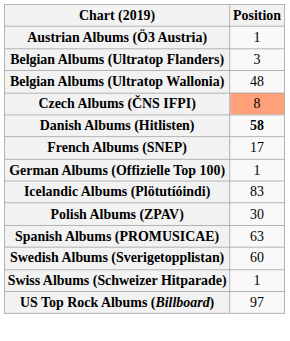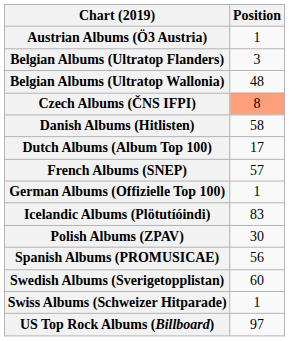(257, 125) bold -> (257, 125) normal
+ row: (117, 147)
(257, 147) 17 -> (257, 170) 57
(257, 236) 63 -> (257, 258) 56
